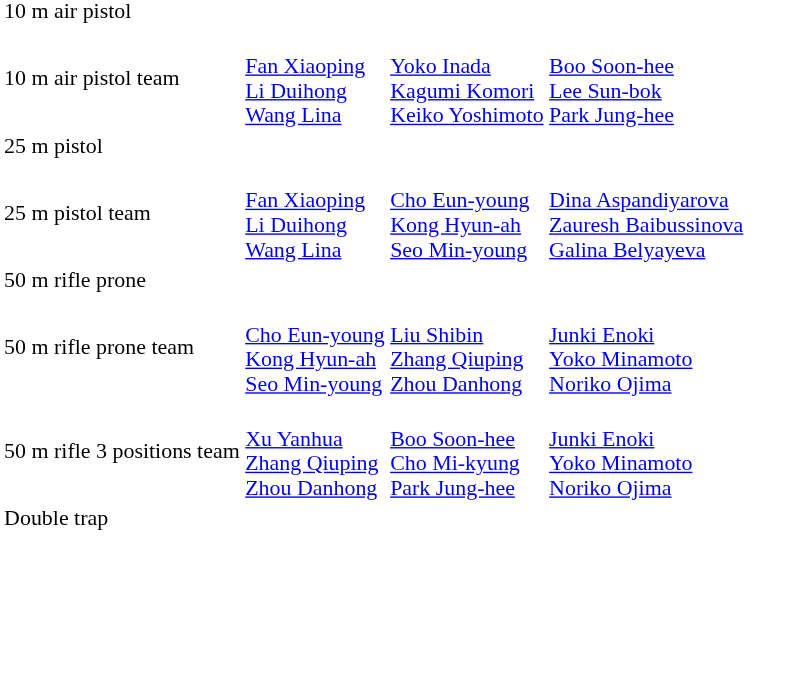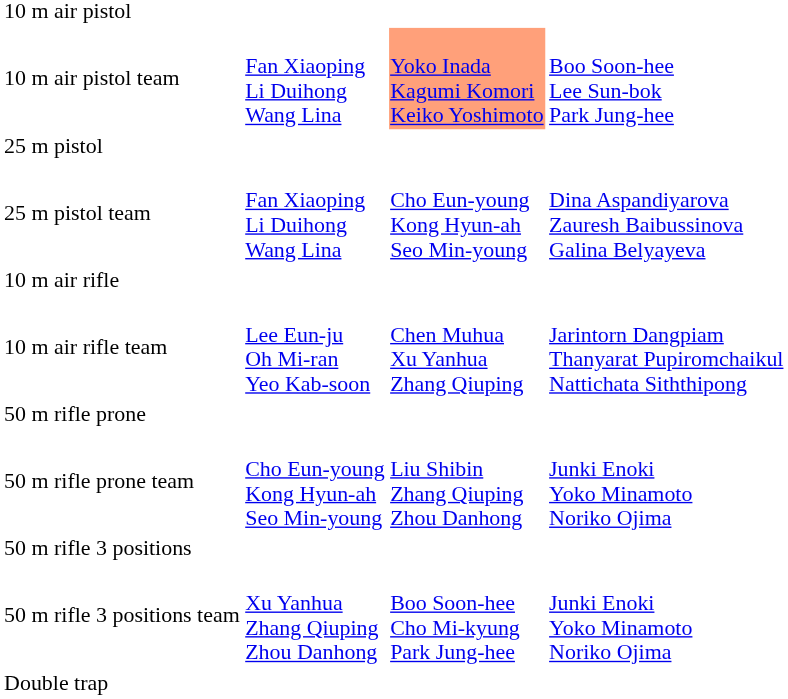(467, 90) no background -> (467, 90) lightsalmon background
+ row: (62, 279)
+ row: (86, 346)
+ row: (98, 548)
